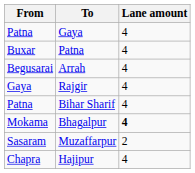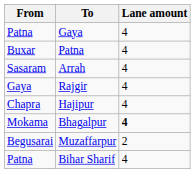(30, 68) Begusarai -> (27, 68) Sasaram
rows swapped: (87, 104) <-> (76, 159)
(27, 141) Sasaram -> (30, 141) Begusarai
